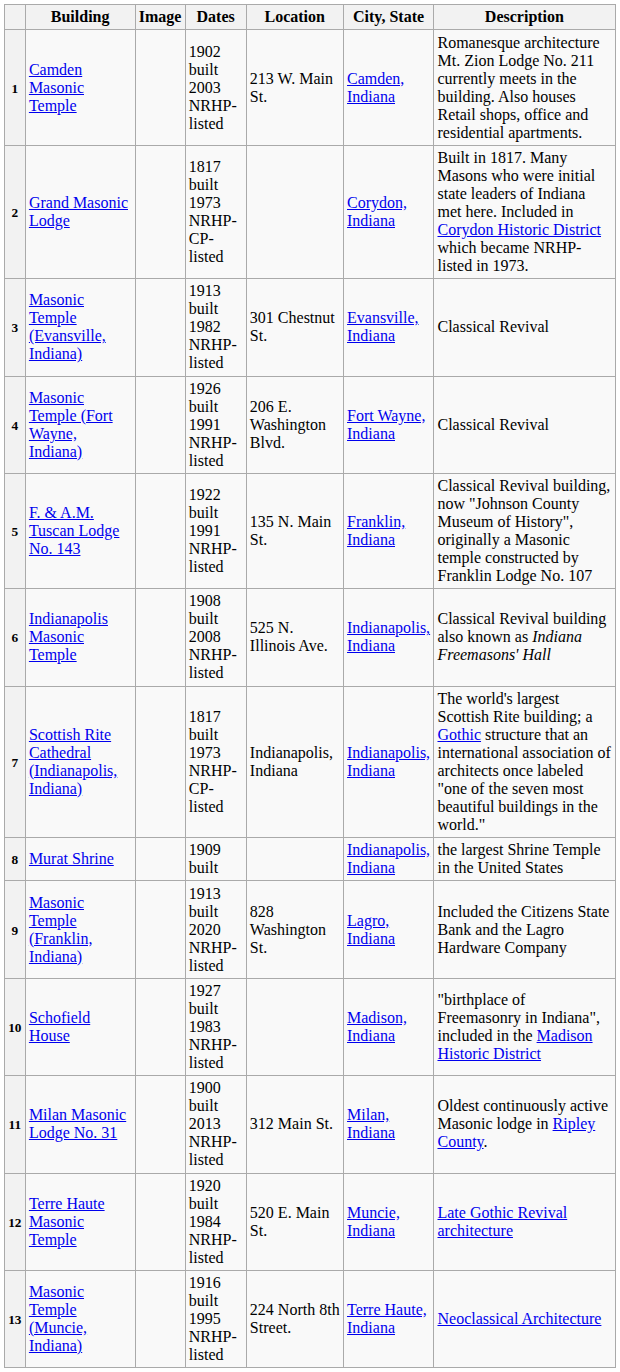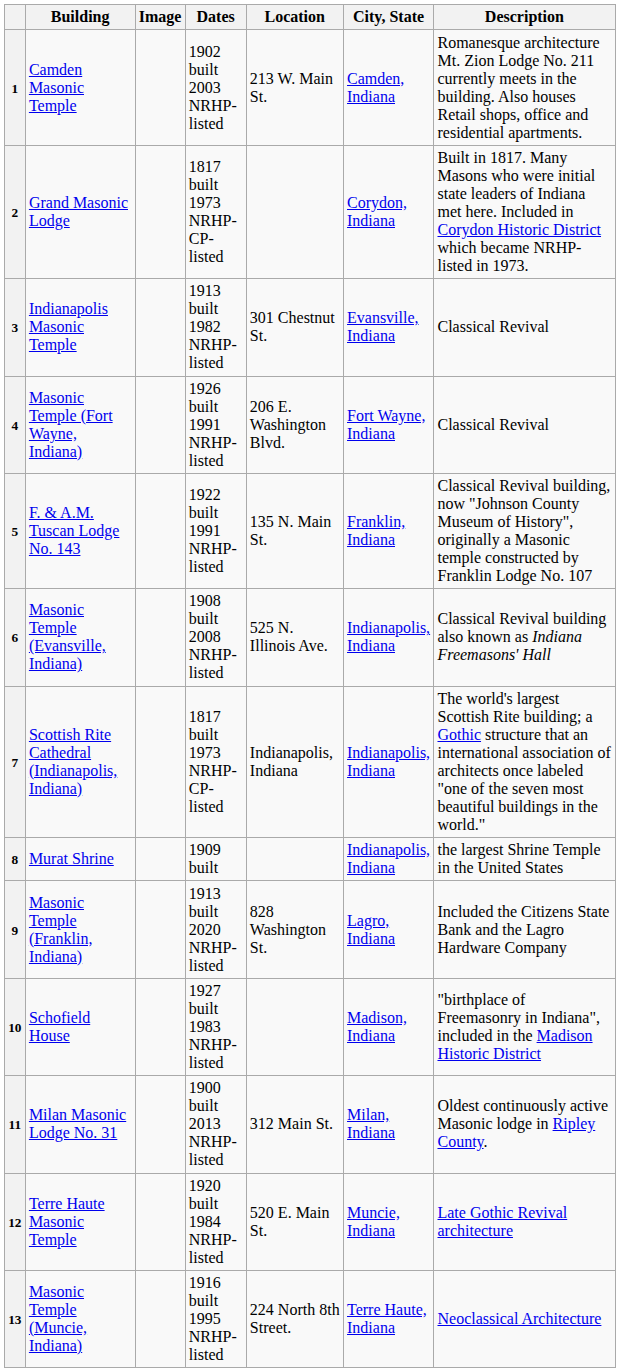(67, 327) Masonic Temple (Evansville, Indiana) -> (68, 327) Indianapolis Masonic Temple
(68, 637) Indianapolis Masonic Temple -> (67, 637) Masonic Temple (Evansville, Indiana)
